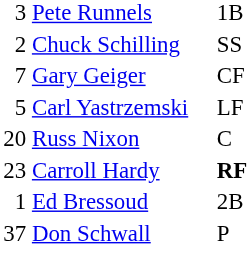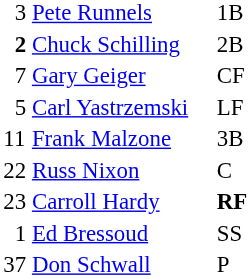(15, 44) normal -> (15, 44) bold
(230, 44) SS -> (230, 44) 2B
+ row: (101, 138)
(15, 138) 20 -> (15, 170) 22
(230, 201) 2B -> (230, 233) SS
